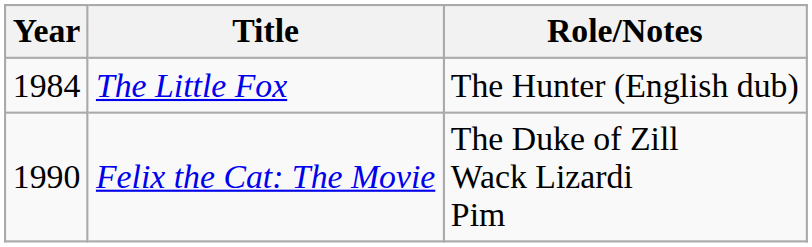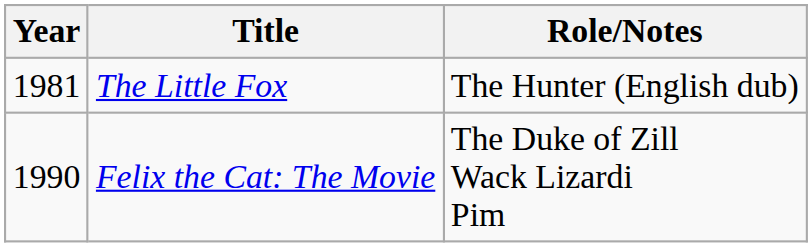(47, 84) 1984 -> (47, 84) 1981
